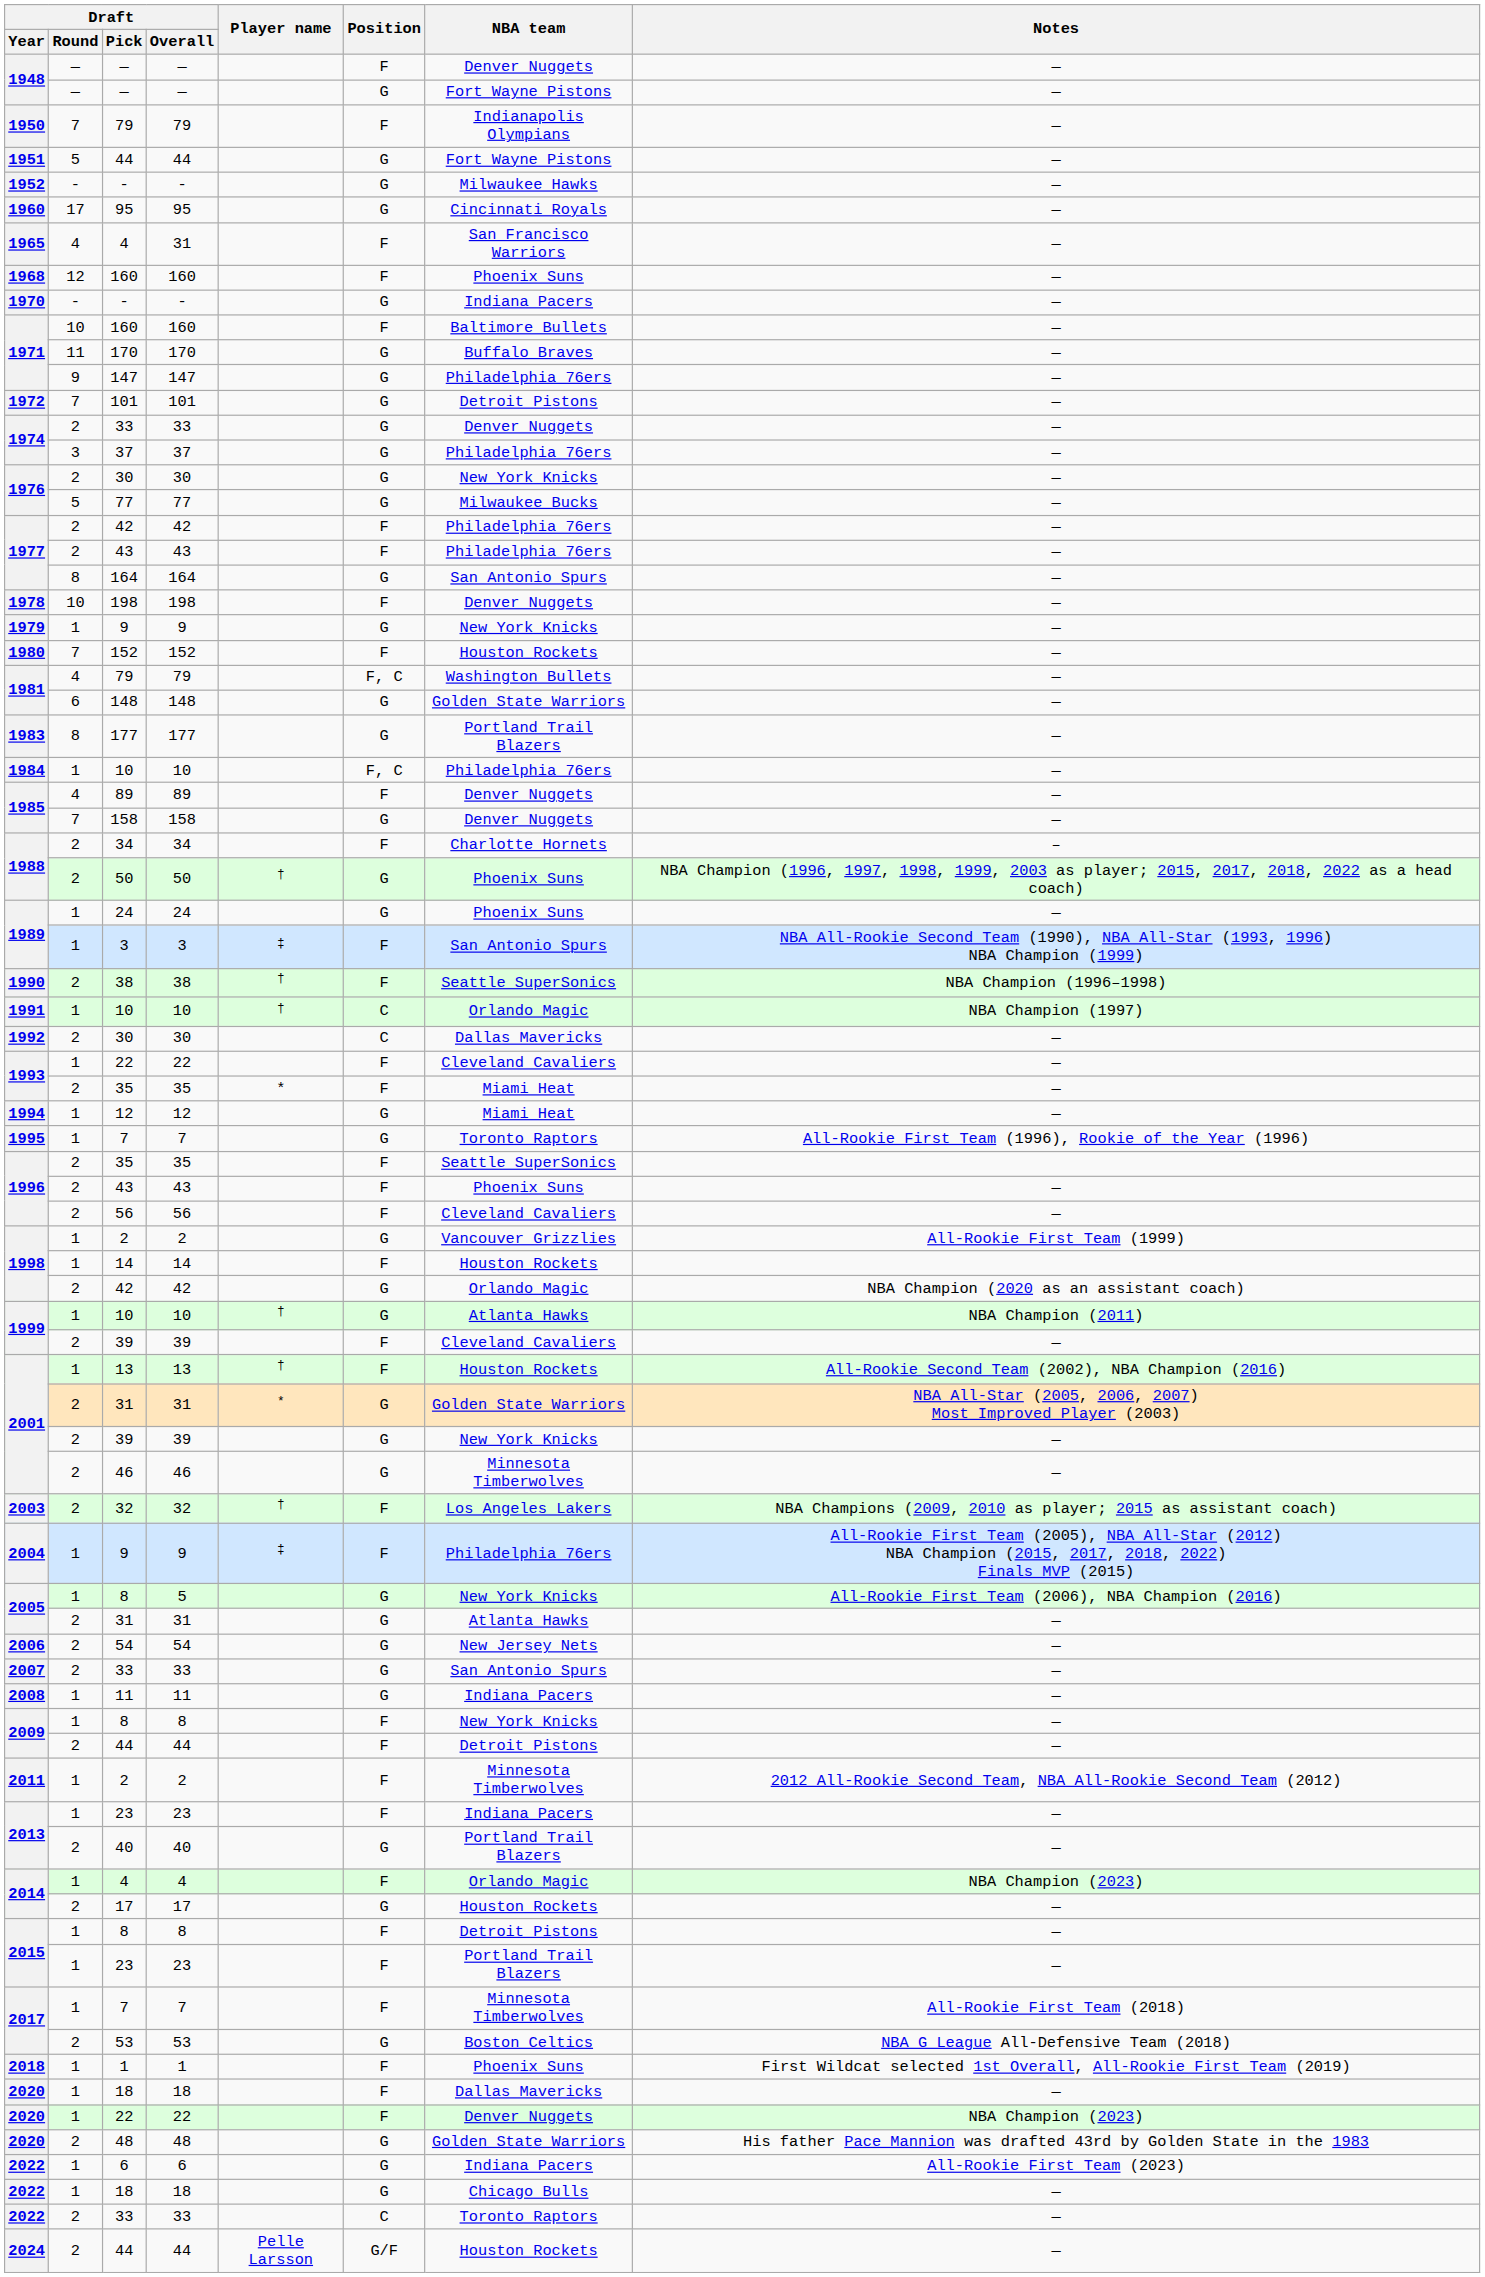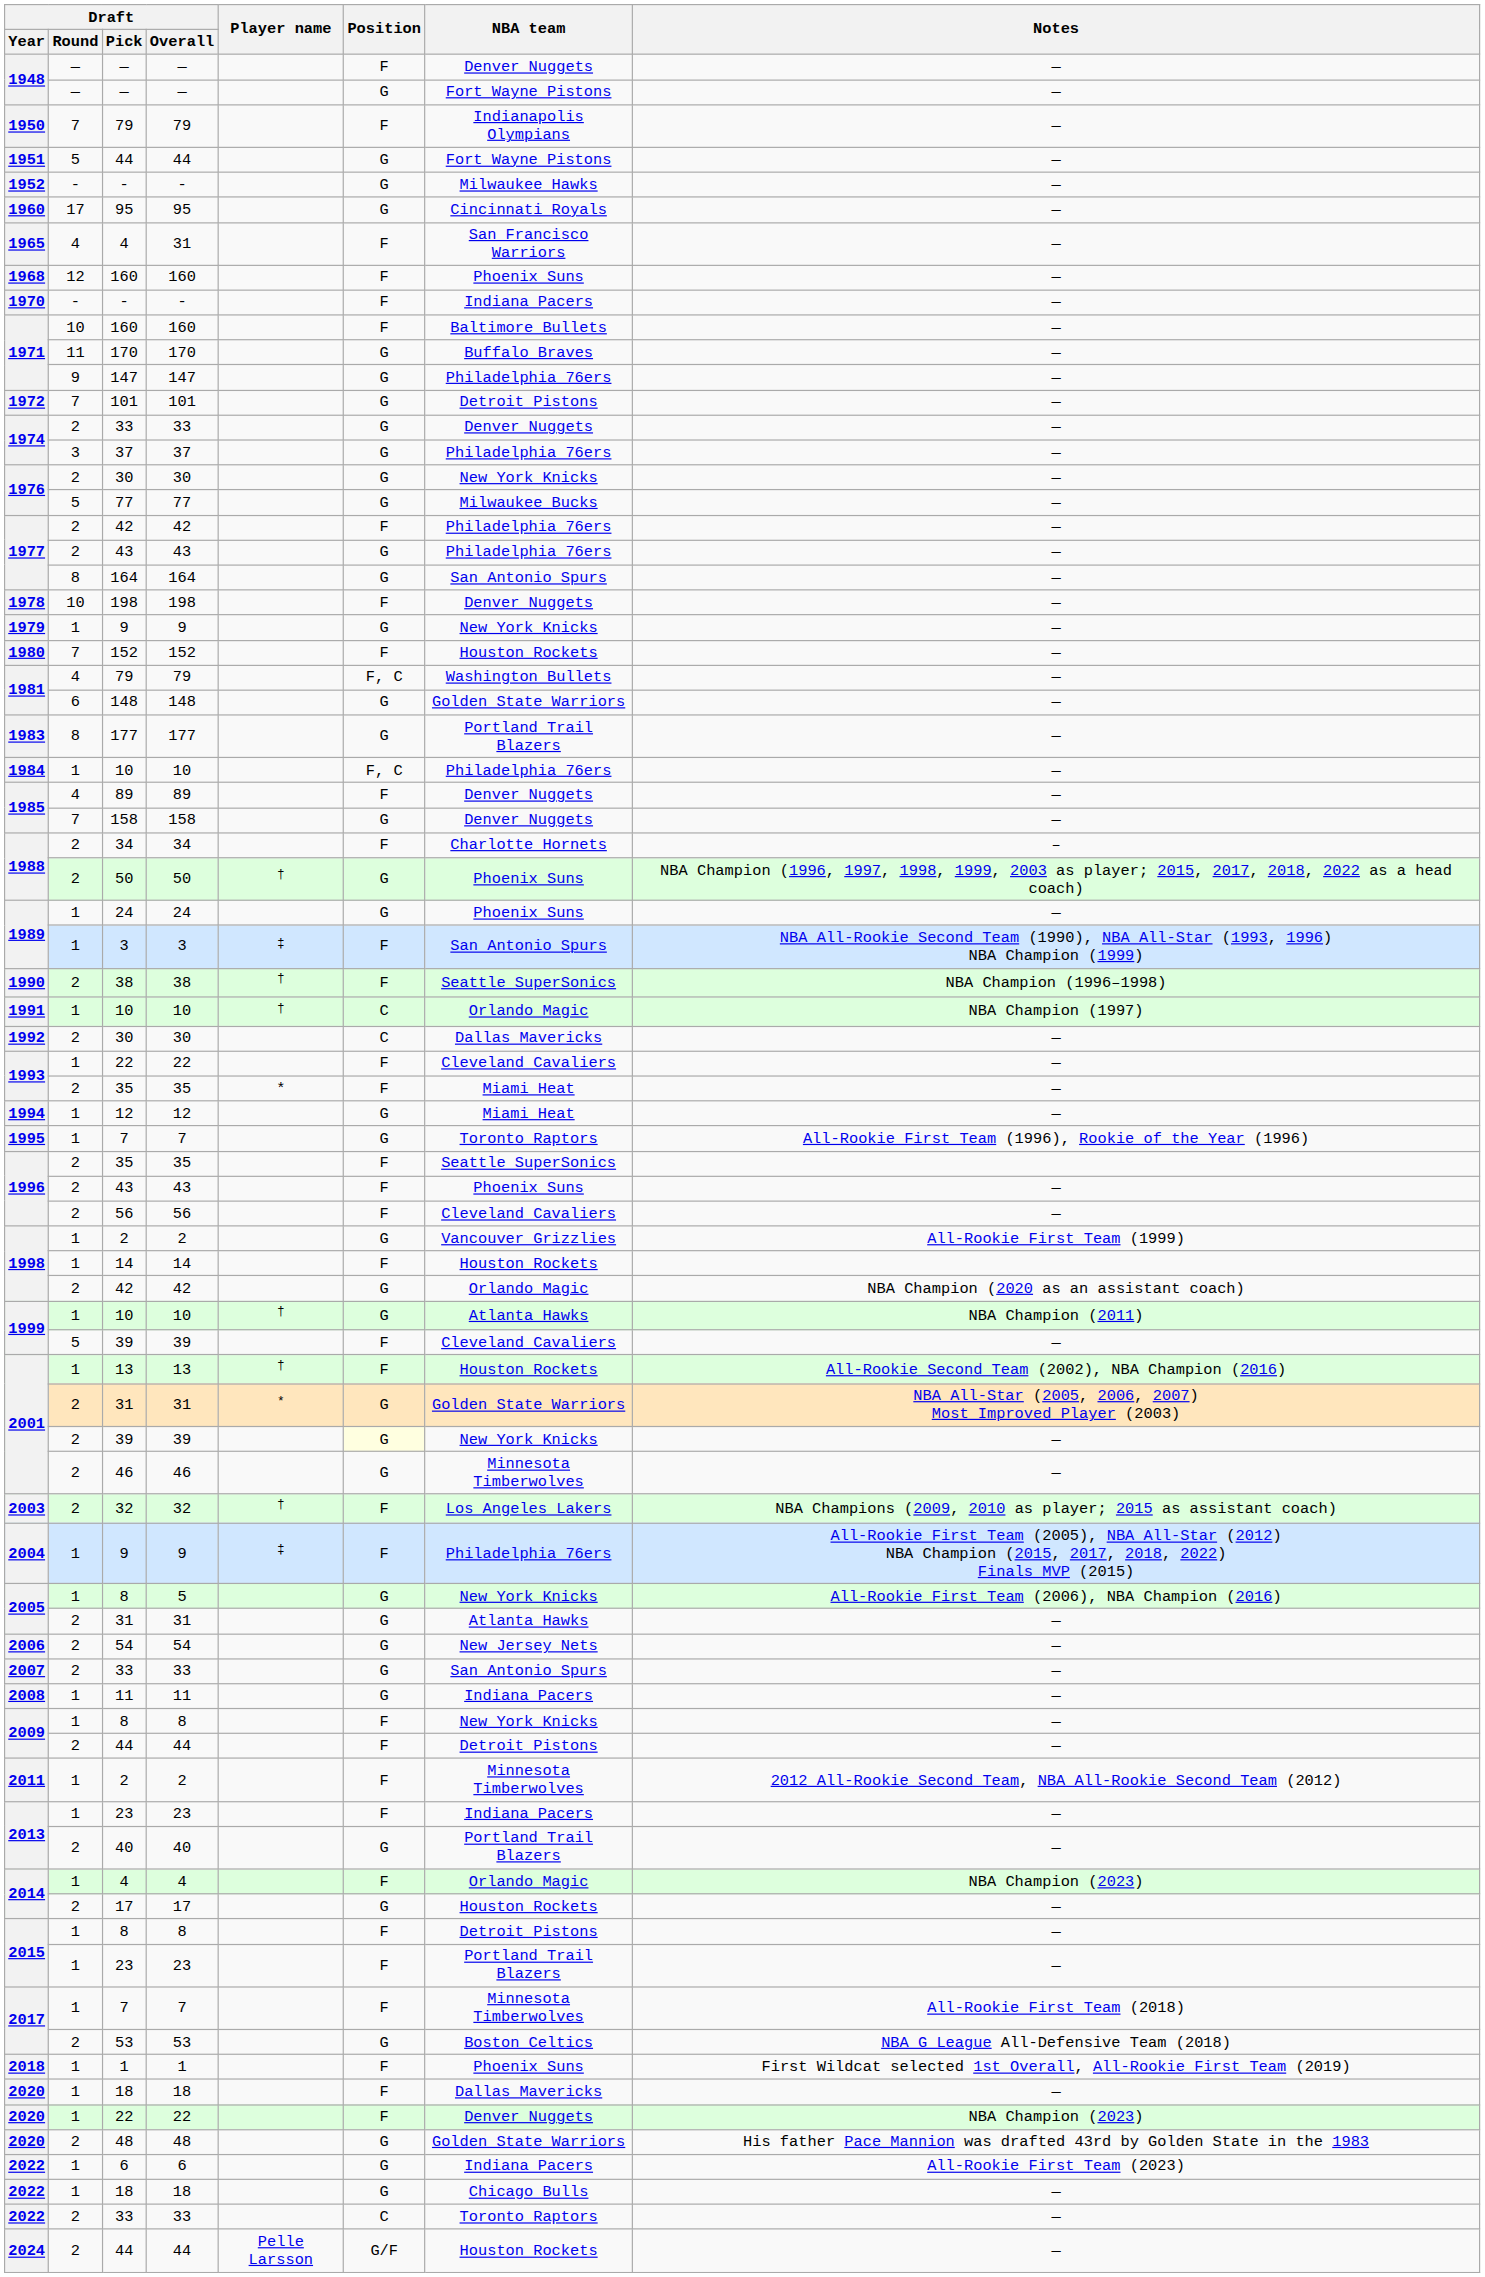(384, 303) G -> (384, 303) F
(384, 553) F -> (384, 553) G
(75, 1342) 2 -> (75, 1342) 5
(384, 1439) no background -> (384, 1439) lightyellow background
